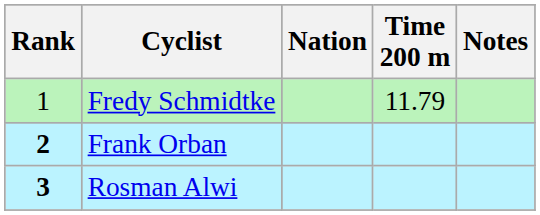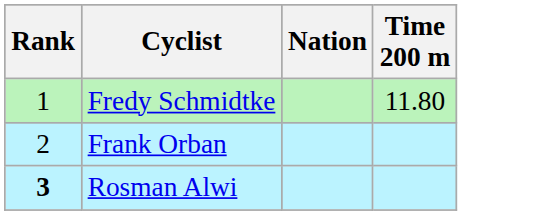- column: (496, 41)
(415, 100) 11.79 -> (415, 100) 11.80
(43, 143) bold -> (43, 143) normal
